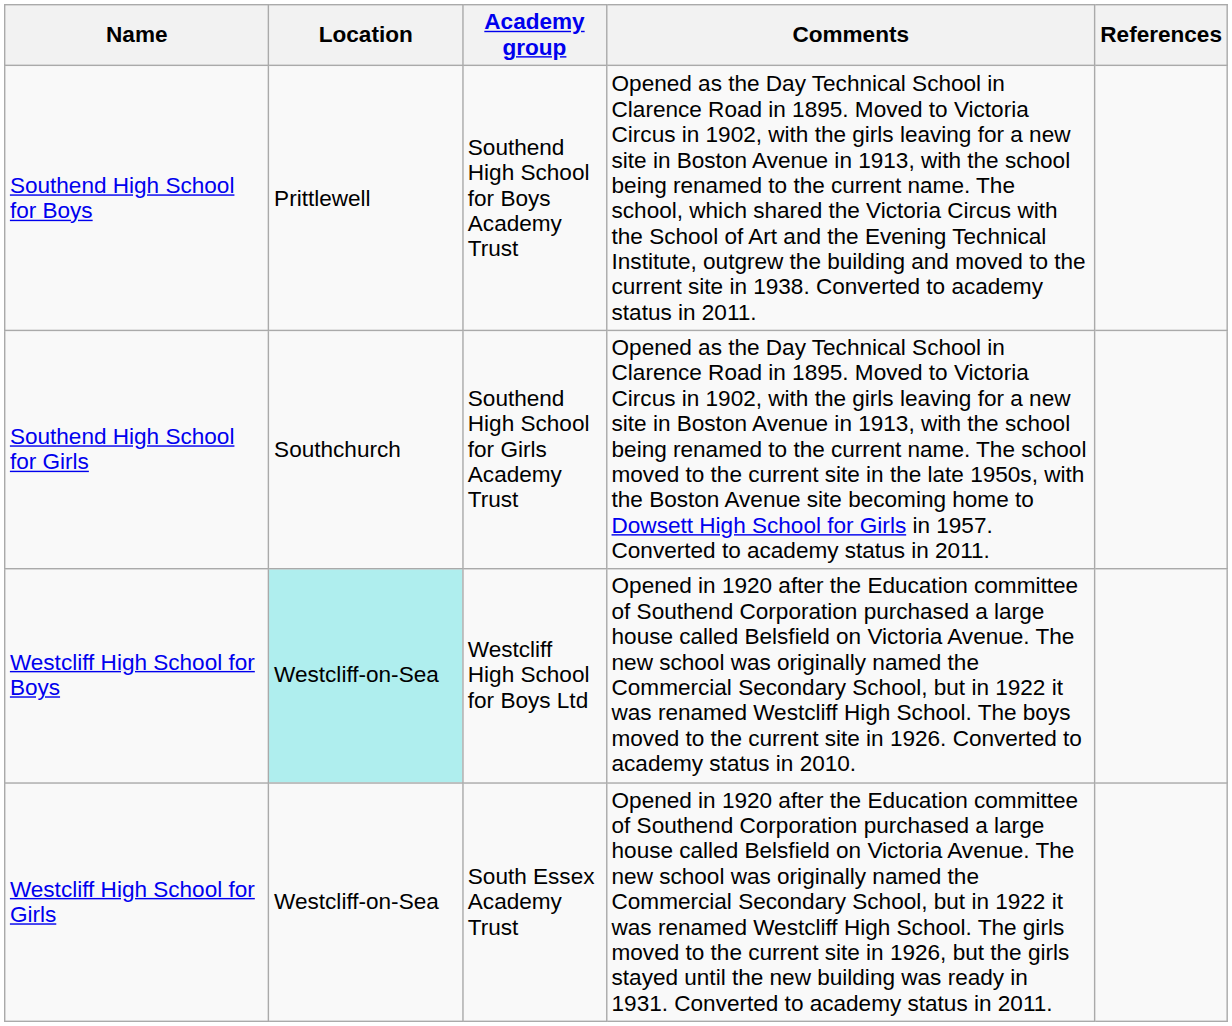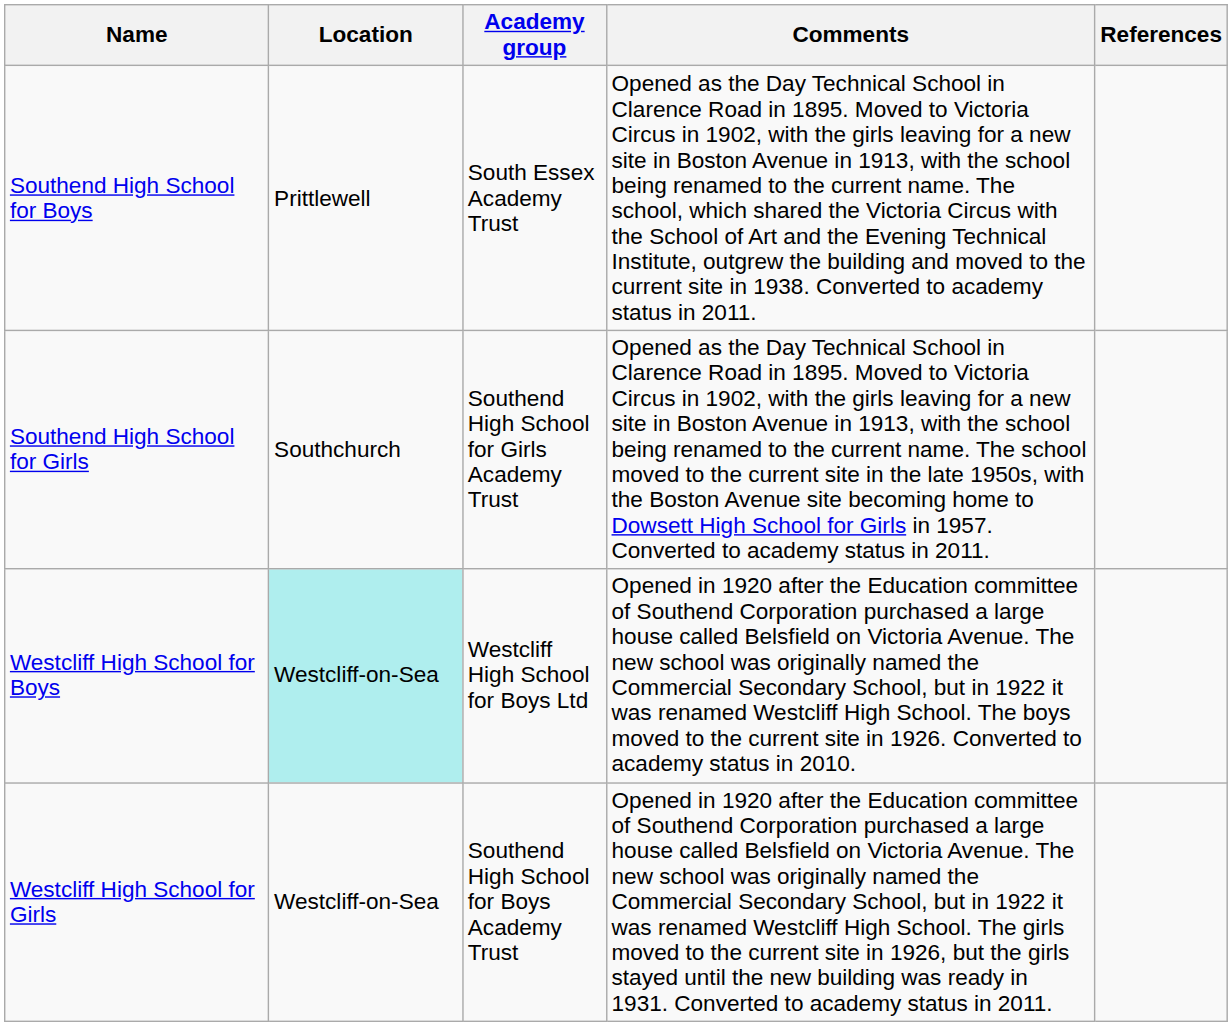(529, 197) Southend High School for Boys Academy Trust -> (531, 197) South Essex Academy Trust
(531, 901) South Essex Academy Trust -> (529, 901) Southend High School for Boys Academy Trust
